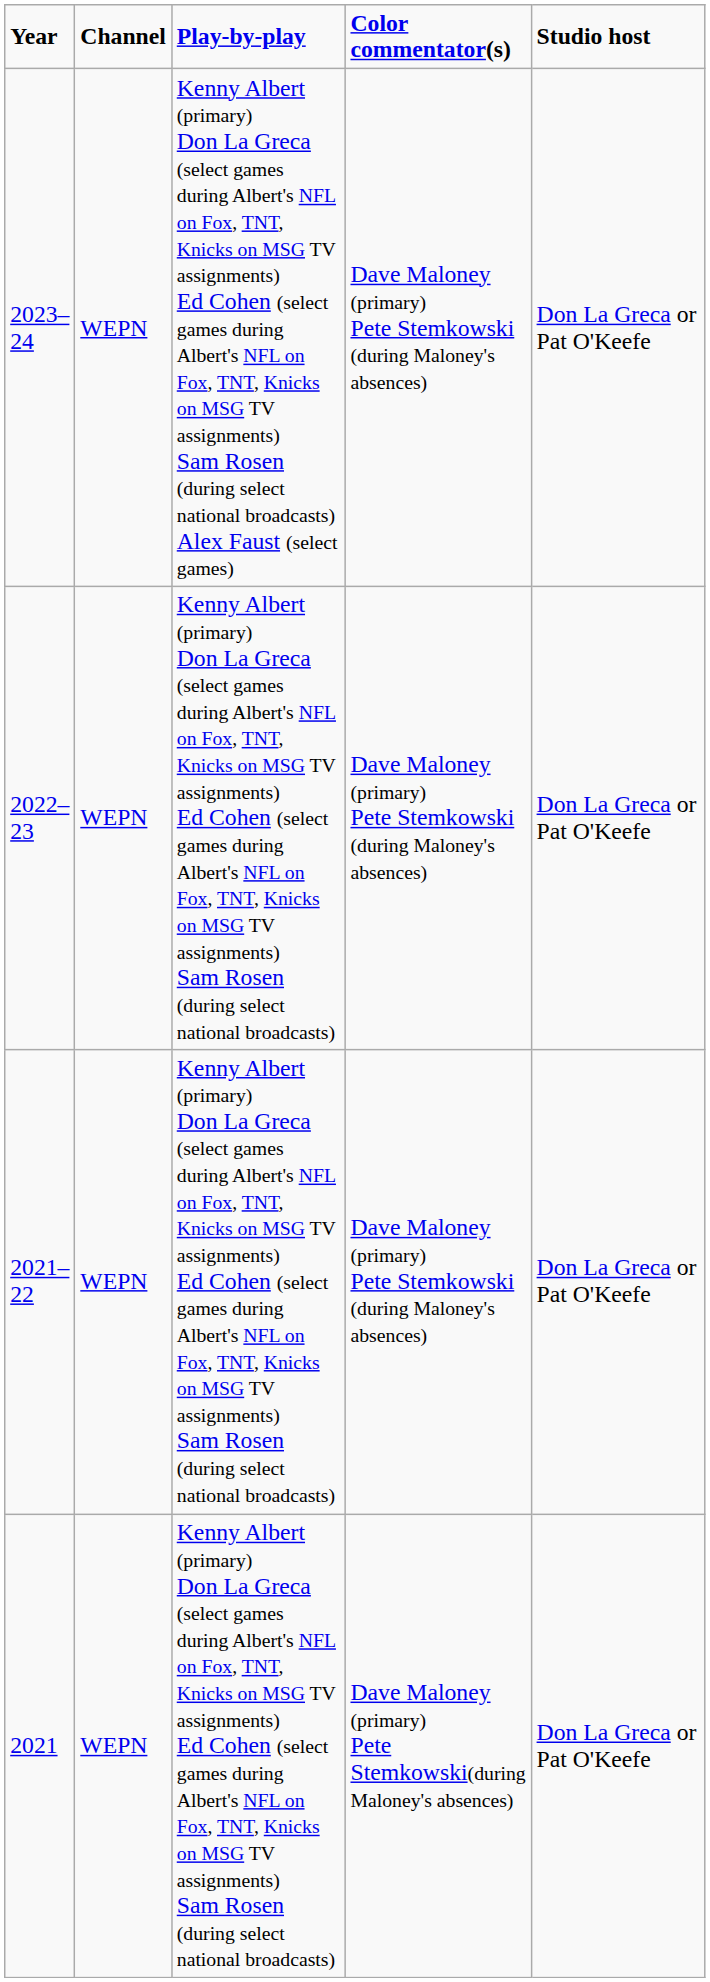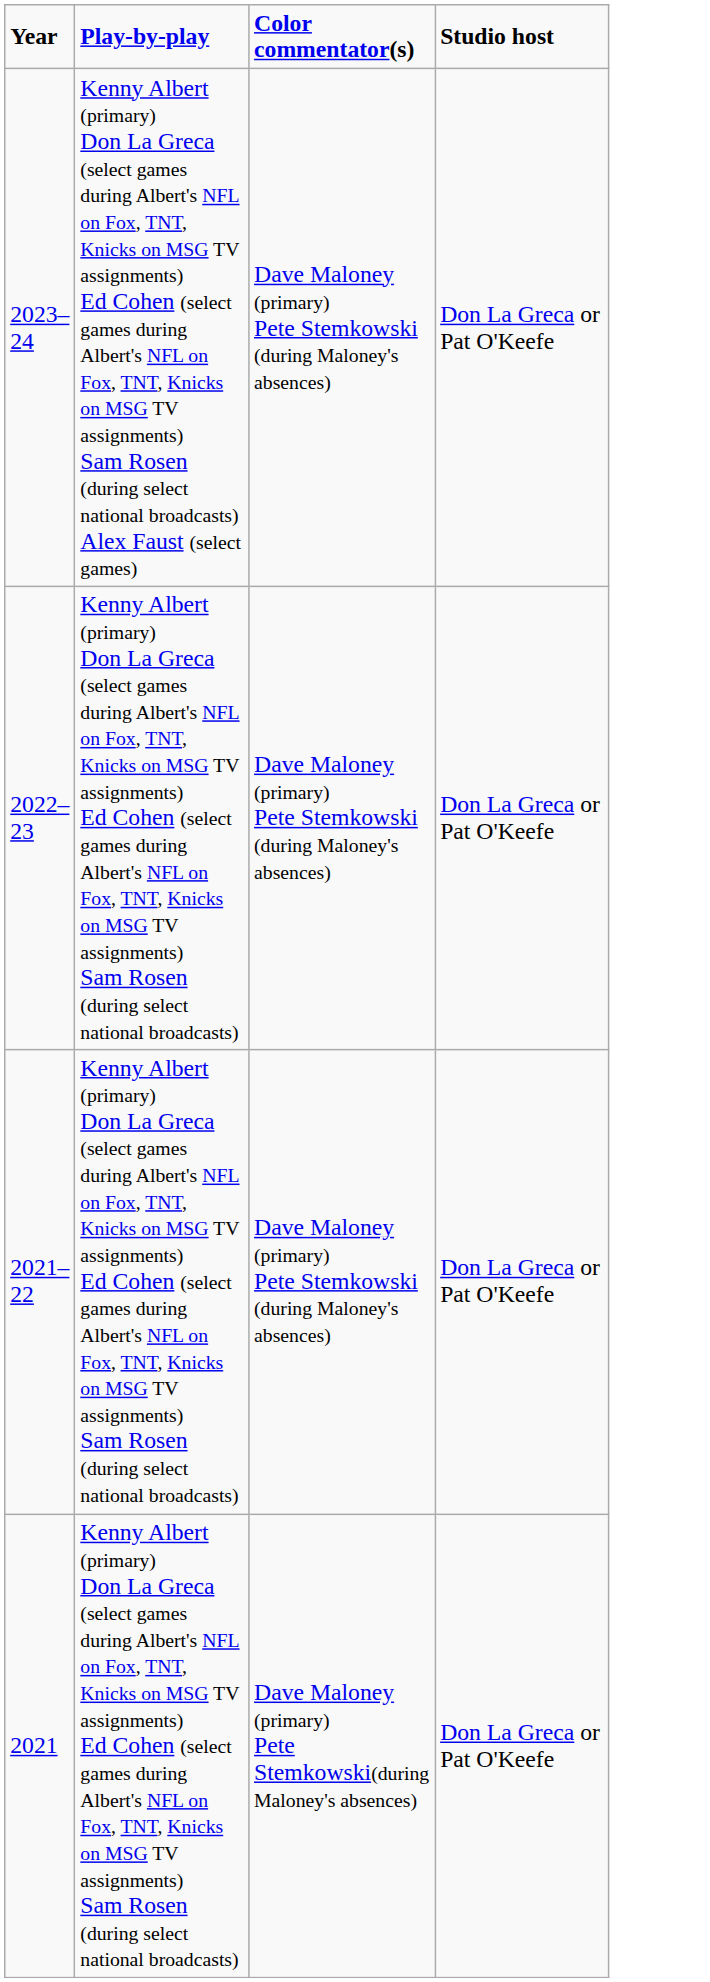- column: (123, 36)
